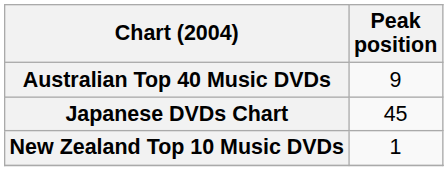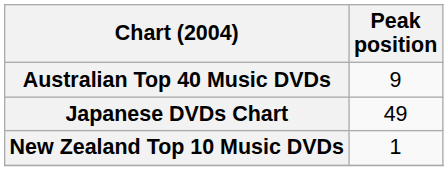(396, 113) 45 -> (396, 113) 49
